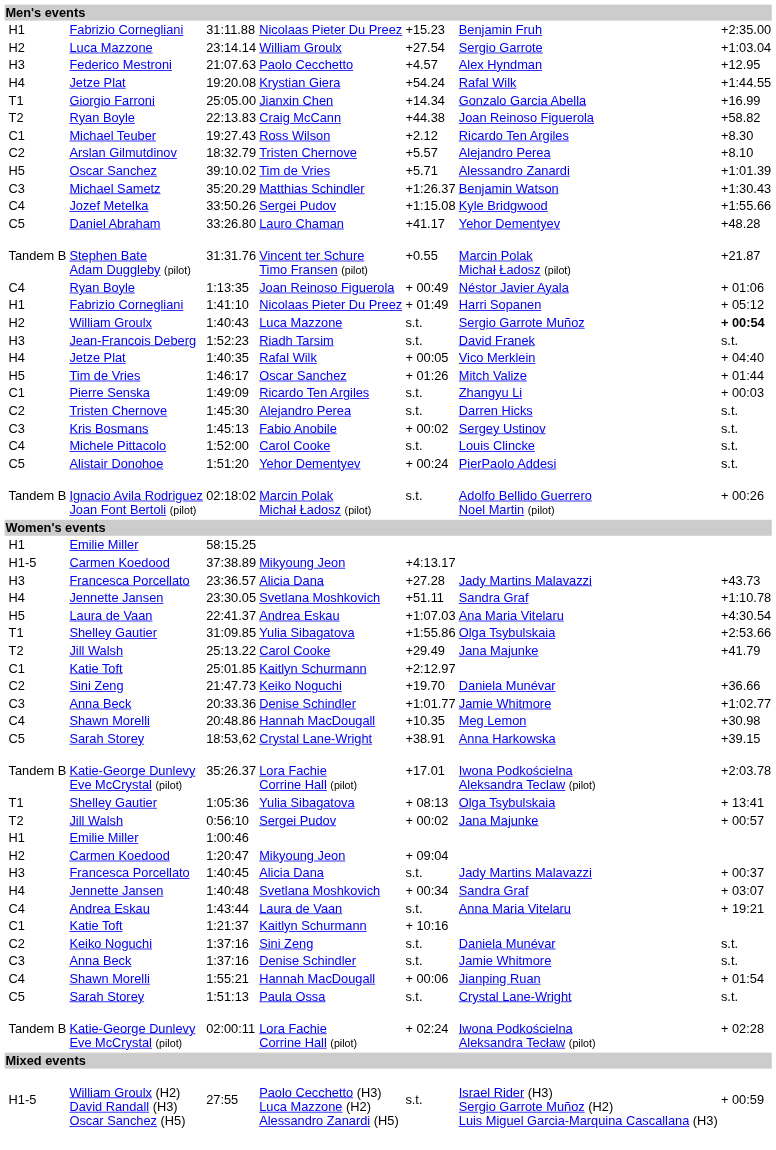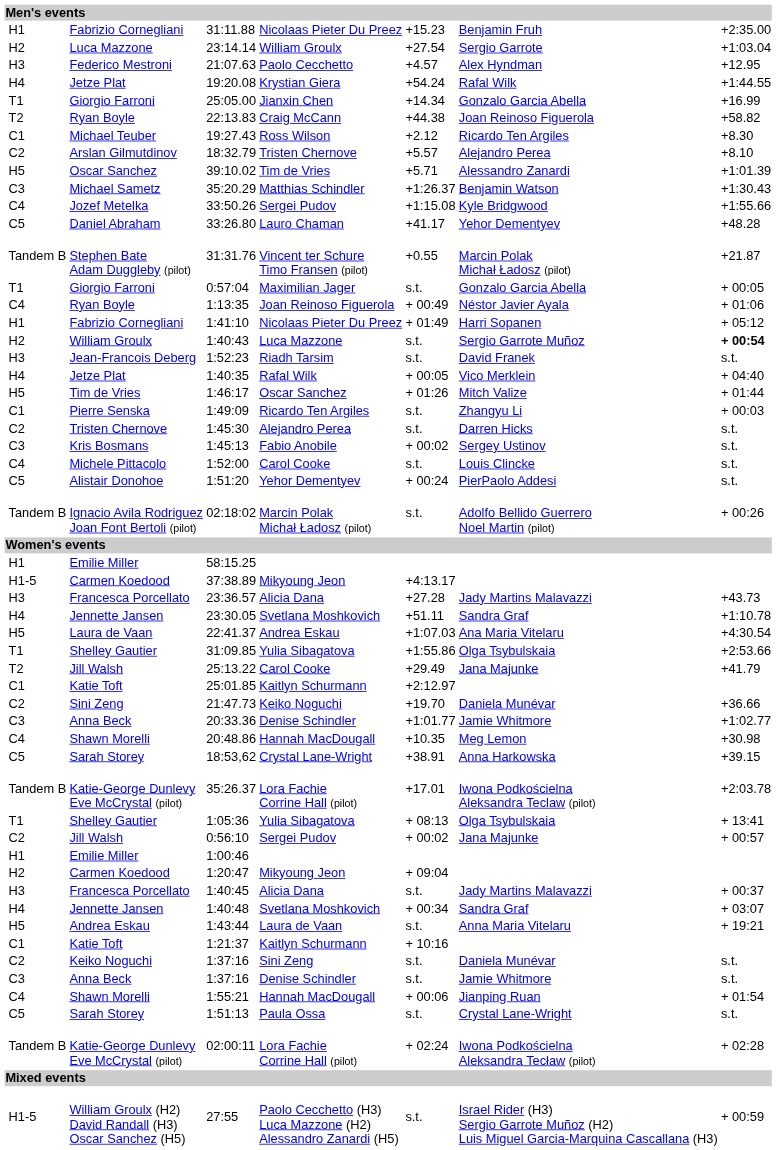+ row: (112, 287)
(16, 820) T2 -> (17, 838) C2
(17, 908) C4 -> (17, 926) H5
